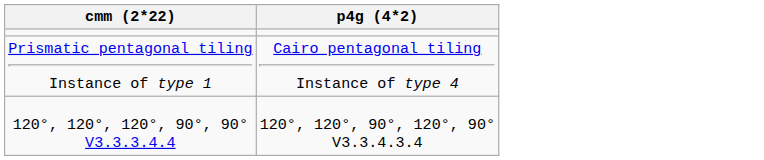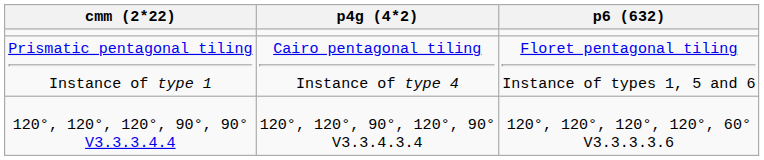+ column: (629, 17)
